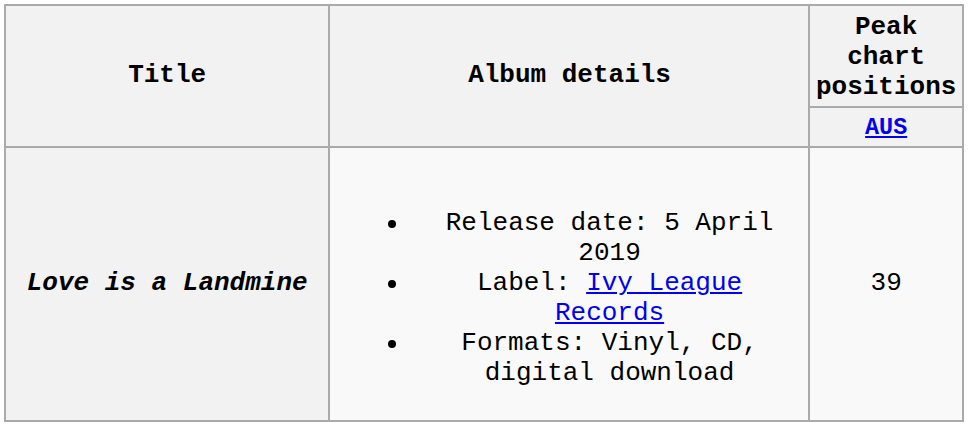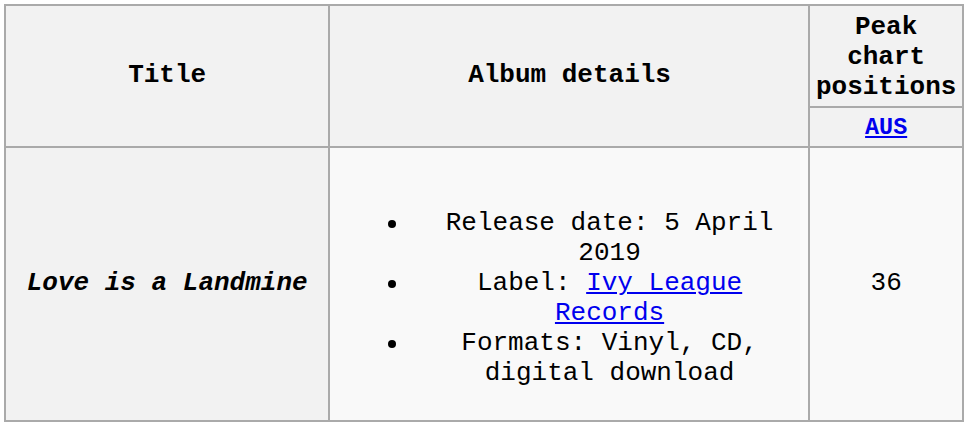(886, 284) 39 -> (886, 284) 36
